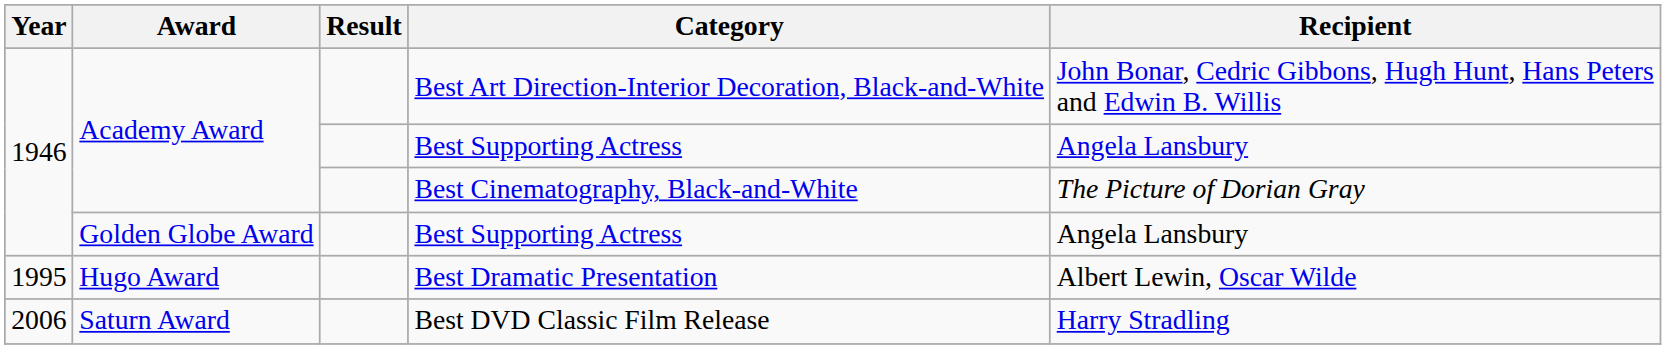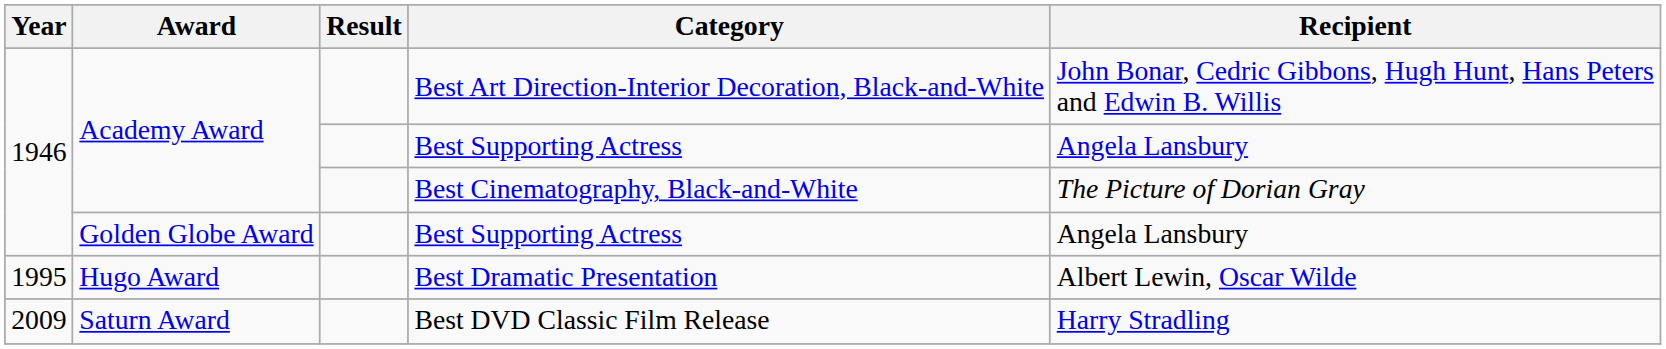(39, 320) 2006 -> (39, 320) 2009
